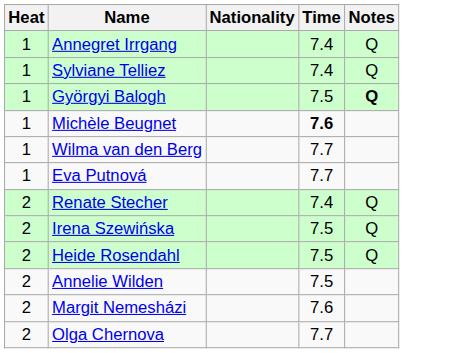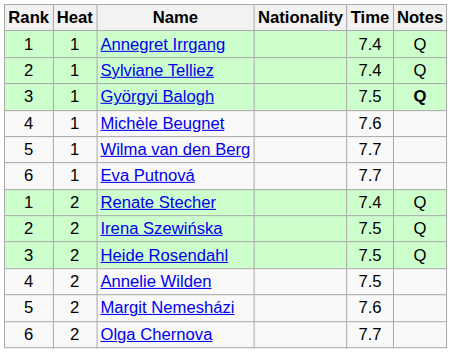+ column: (29, 17)
(322, 123) bold -> (370, 123) normal
